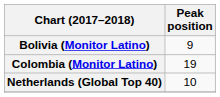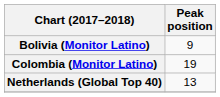(190, 82) 10 -> (190, 82) 13
